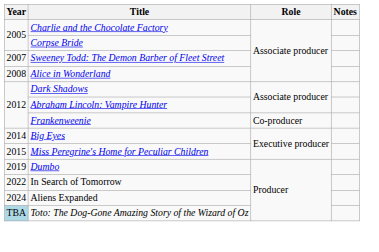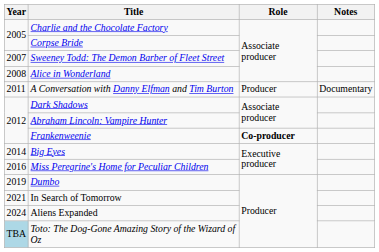+ row: (132, 89)
(278, 120) normal -> (268, 136) bold
(16, 151) 2015 -> (16, 167) 2016
(16, 182) 2022 -> (16, 197) 2021
